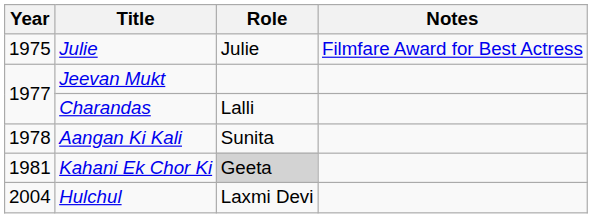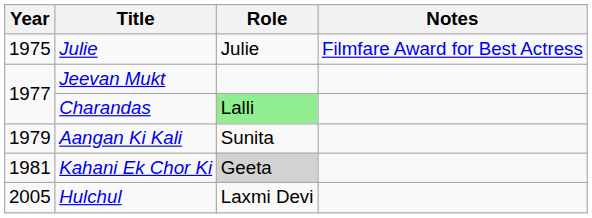(237, 108) no background -> (237, 108) lightgreen background
(30, 138) 1978 -> (30, 138) 1979
(30, 197) 2004 -> (30, 197) 2005
